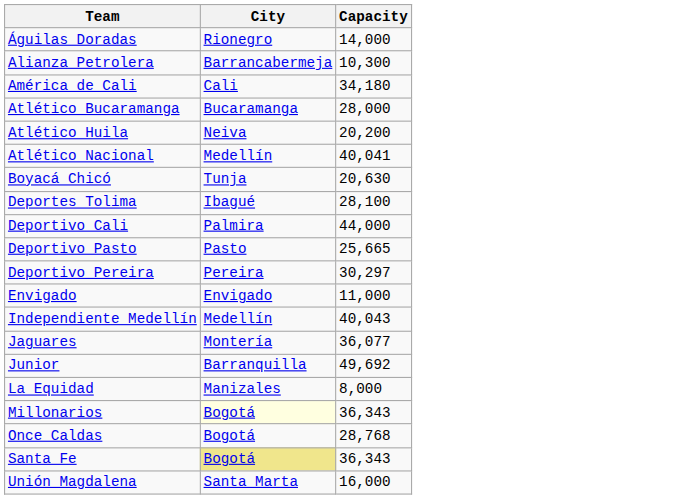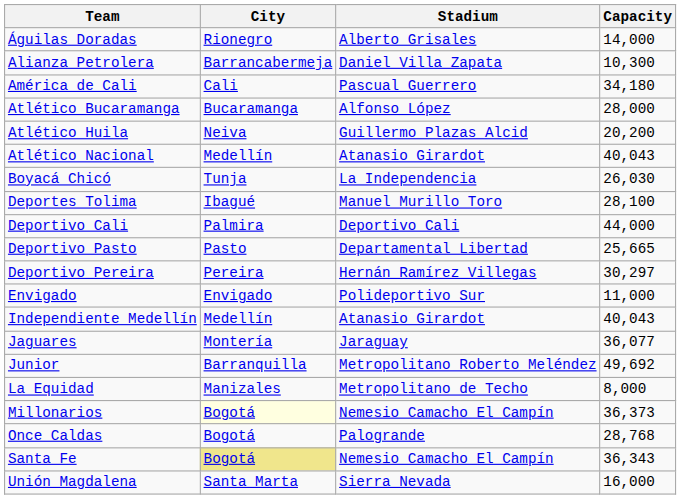+ column: (468, 16)
(365, 156) 40,041 -> (629, 156) 40,043
(365, 179) 20,630 -> (629, 179) 26,030
(365, 412) 36,343 -> (629, 412) 36,373
